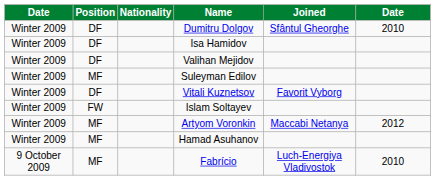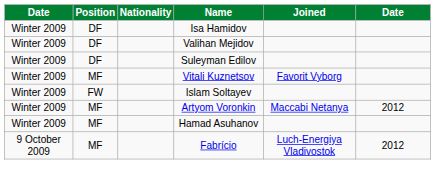- row: (218, 29)
(95, 76) MF -> (95, 60) DF
(95, 92) DF -> (95, 76) MF
(393, 162) 2010 -> (393, 146) 2012
